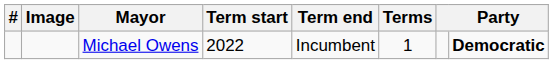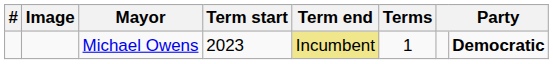(225, 44) 2022 -> (225, 44) 2023
(335, 44) no background -> (335, 44) khaki background
